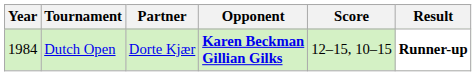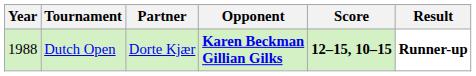(23, 49) 1984 -> (23, 49) 1988
(352, 49) normal -> (352, 49) bold
